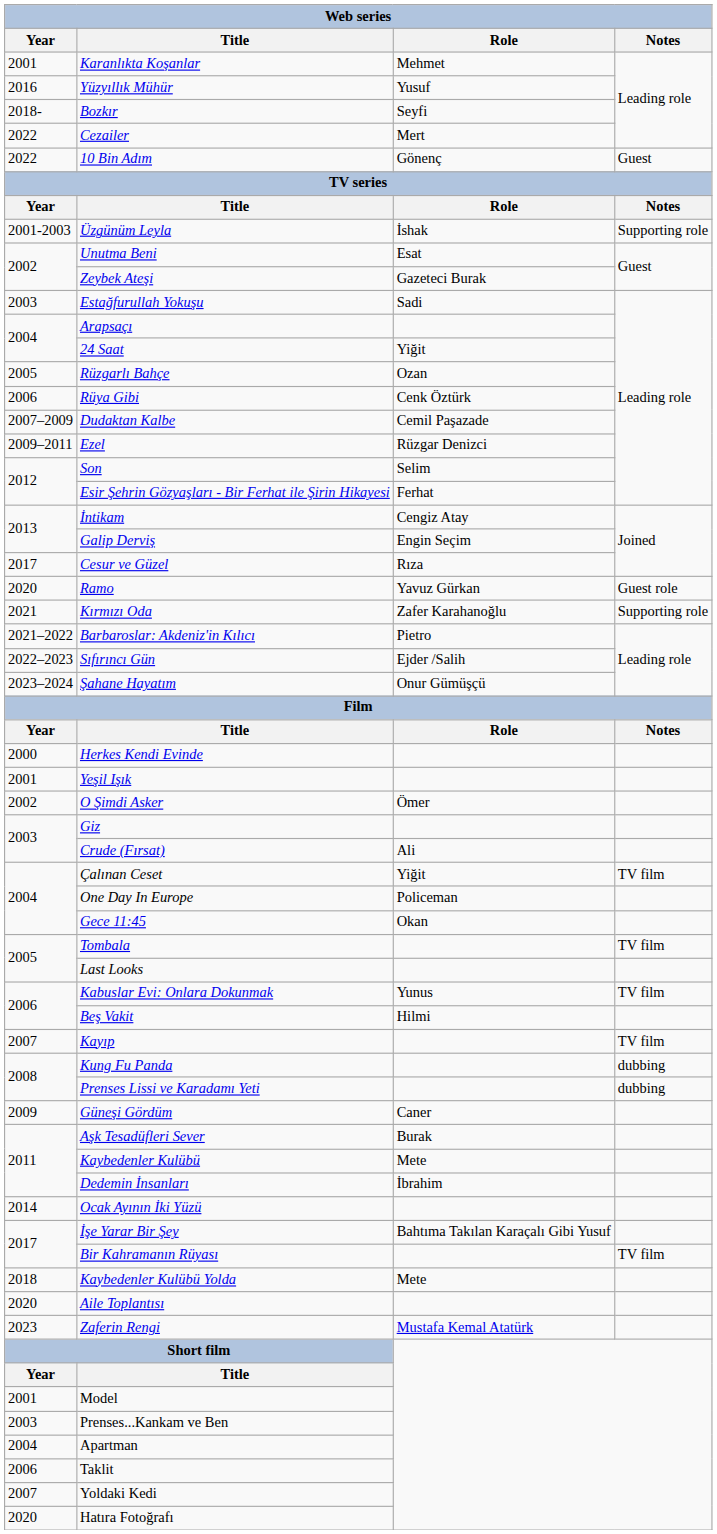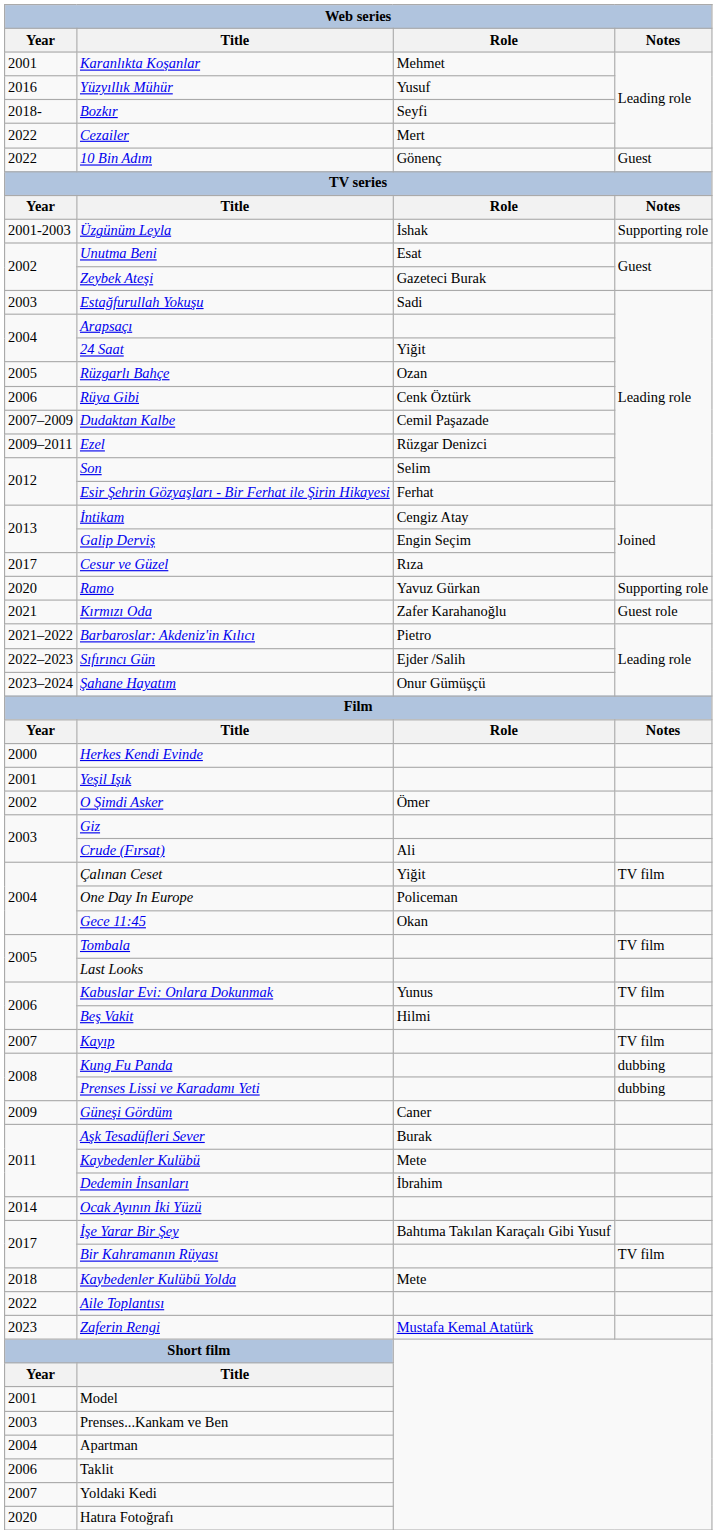(648, 588) Guest role -> (663, 588) Supporting role
(663, 612) Supporting role -> (648, 612) Guest role
(22, 1303) 2020 -> (22, 1303) 2022
